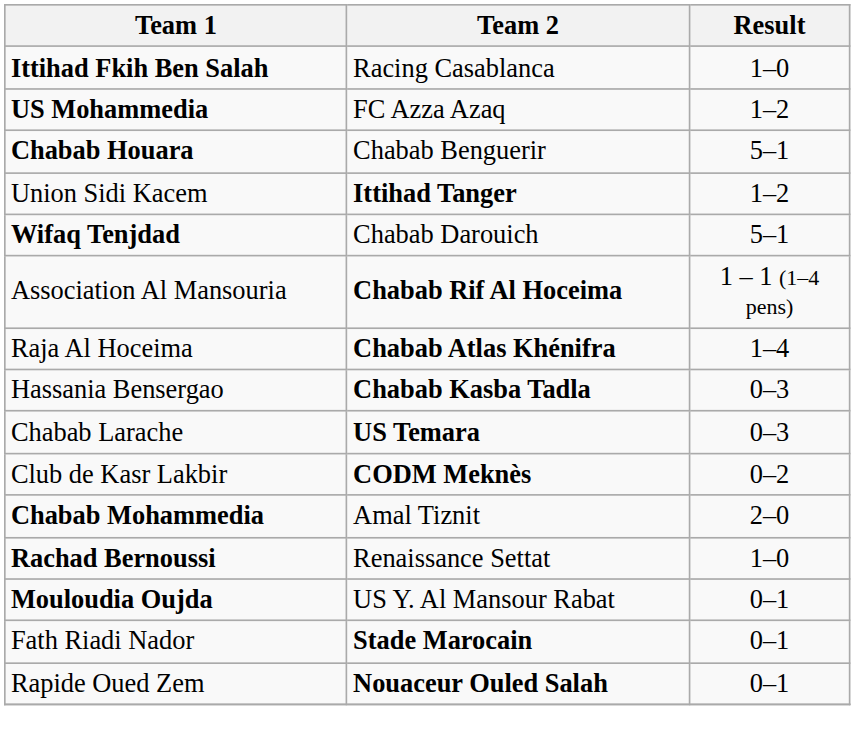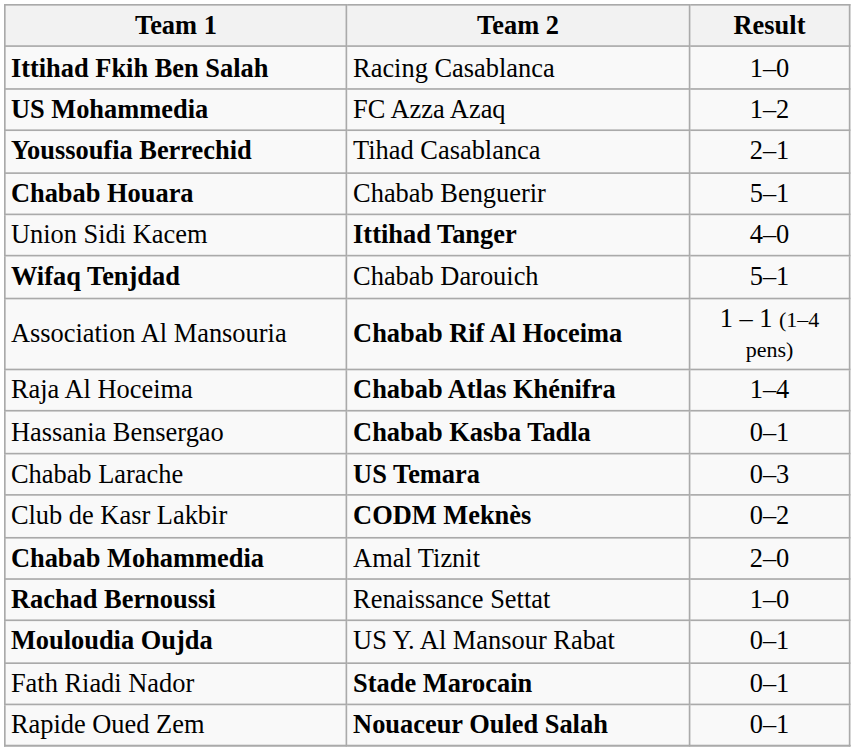+ row: (131, 151)
(769, 192) 1–2 -> (769, 234) 4–0
(769, 390) 0–3 -> (769, 431) 0–1
